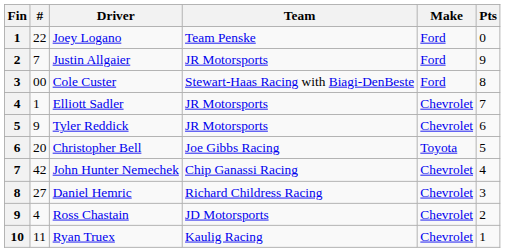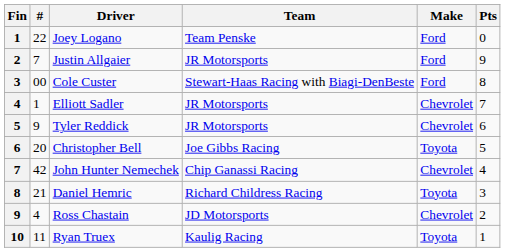(40, 192) 27 -> (40, 192) 21
(447, 192) Chevrolet -> (439, 192) Toyota
(447, 236) Chevrolet -> (439, 236) Toyota
